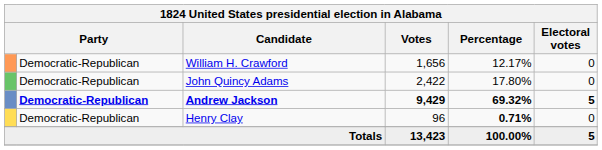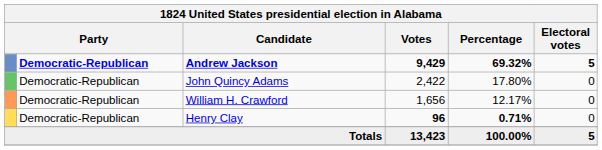rows swapped: (232, 100) <-> (237, 63)
(439, 118) normal -> (439, 118) bold
